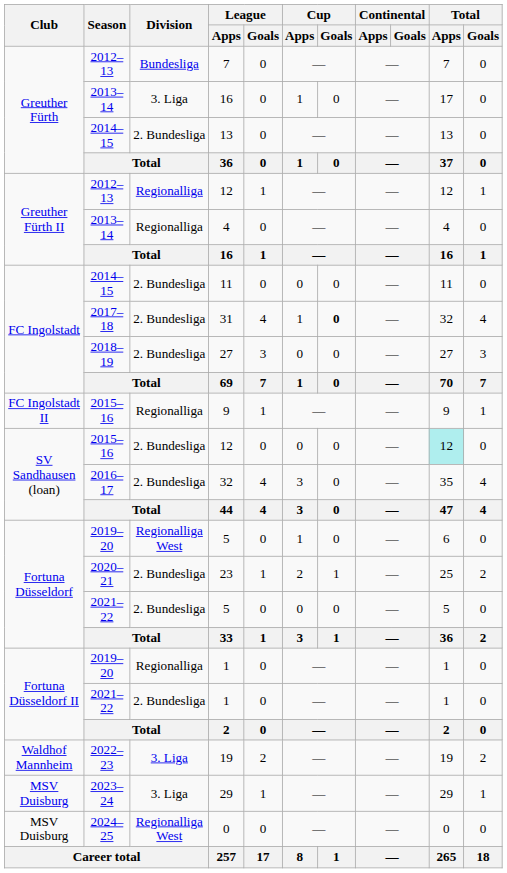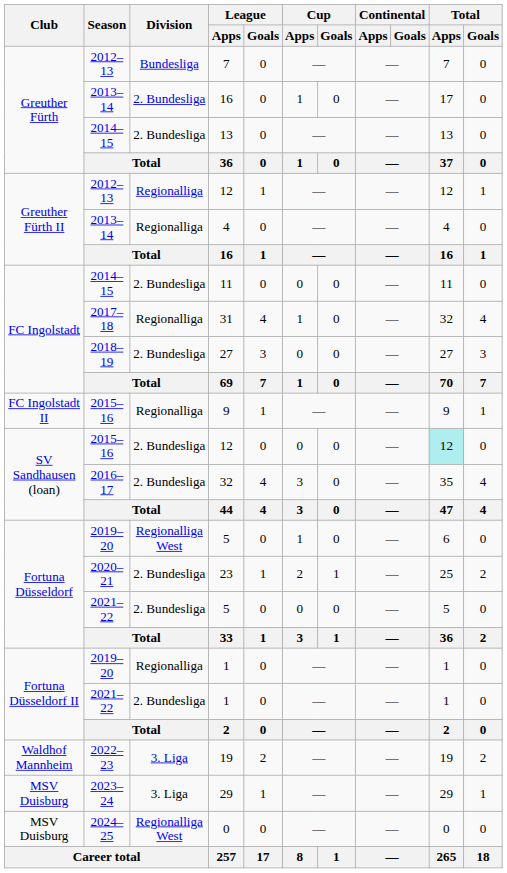(169, 99) 3. Liga -> (169, 99) 2. Bundesliga
(169, 318) 2. Bundesliga -> (169, 318) Regionalliga
(336, 318) bold -> (336, 318) normal
